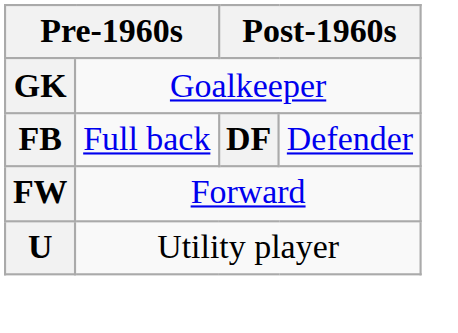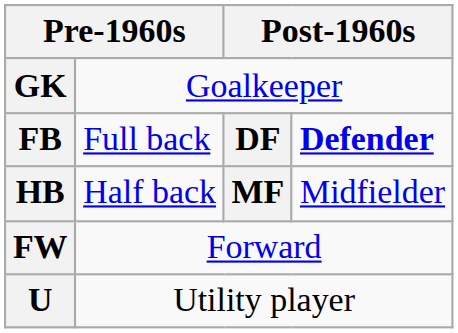(350, 138) normal -> (367, 138) bold
+ row: (40, 192)
